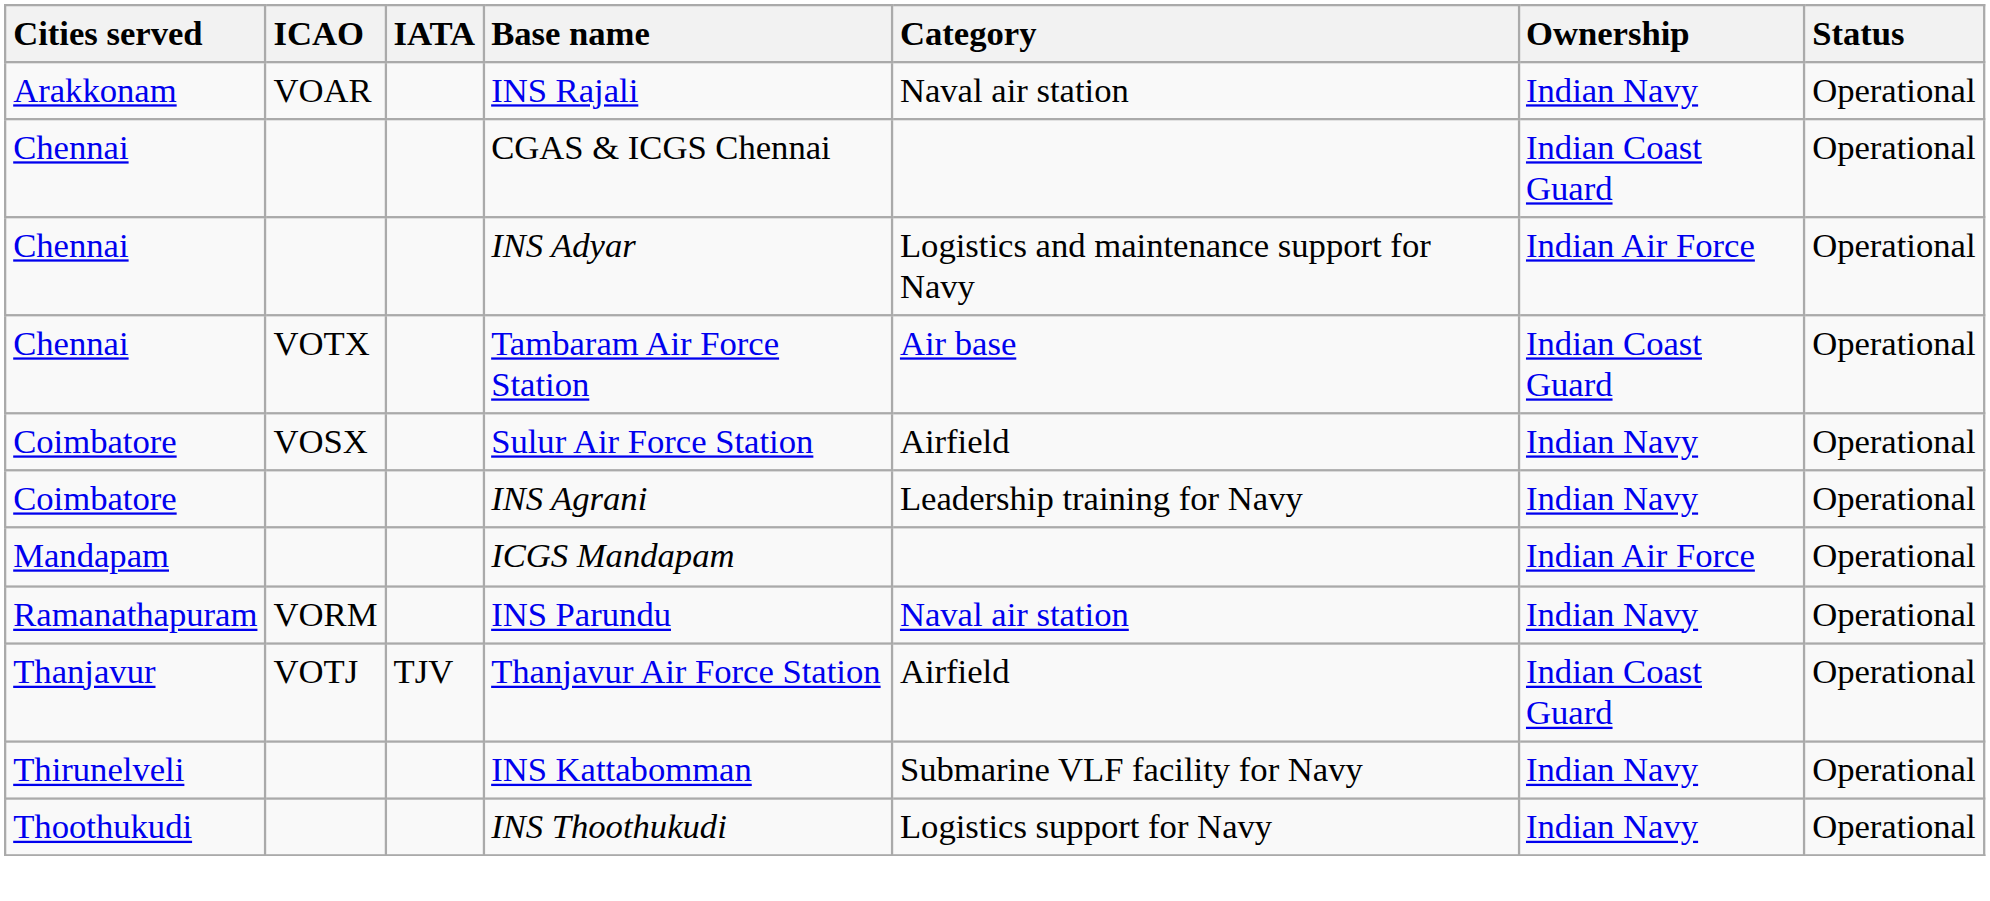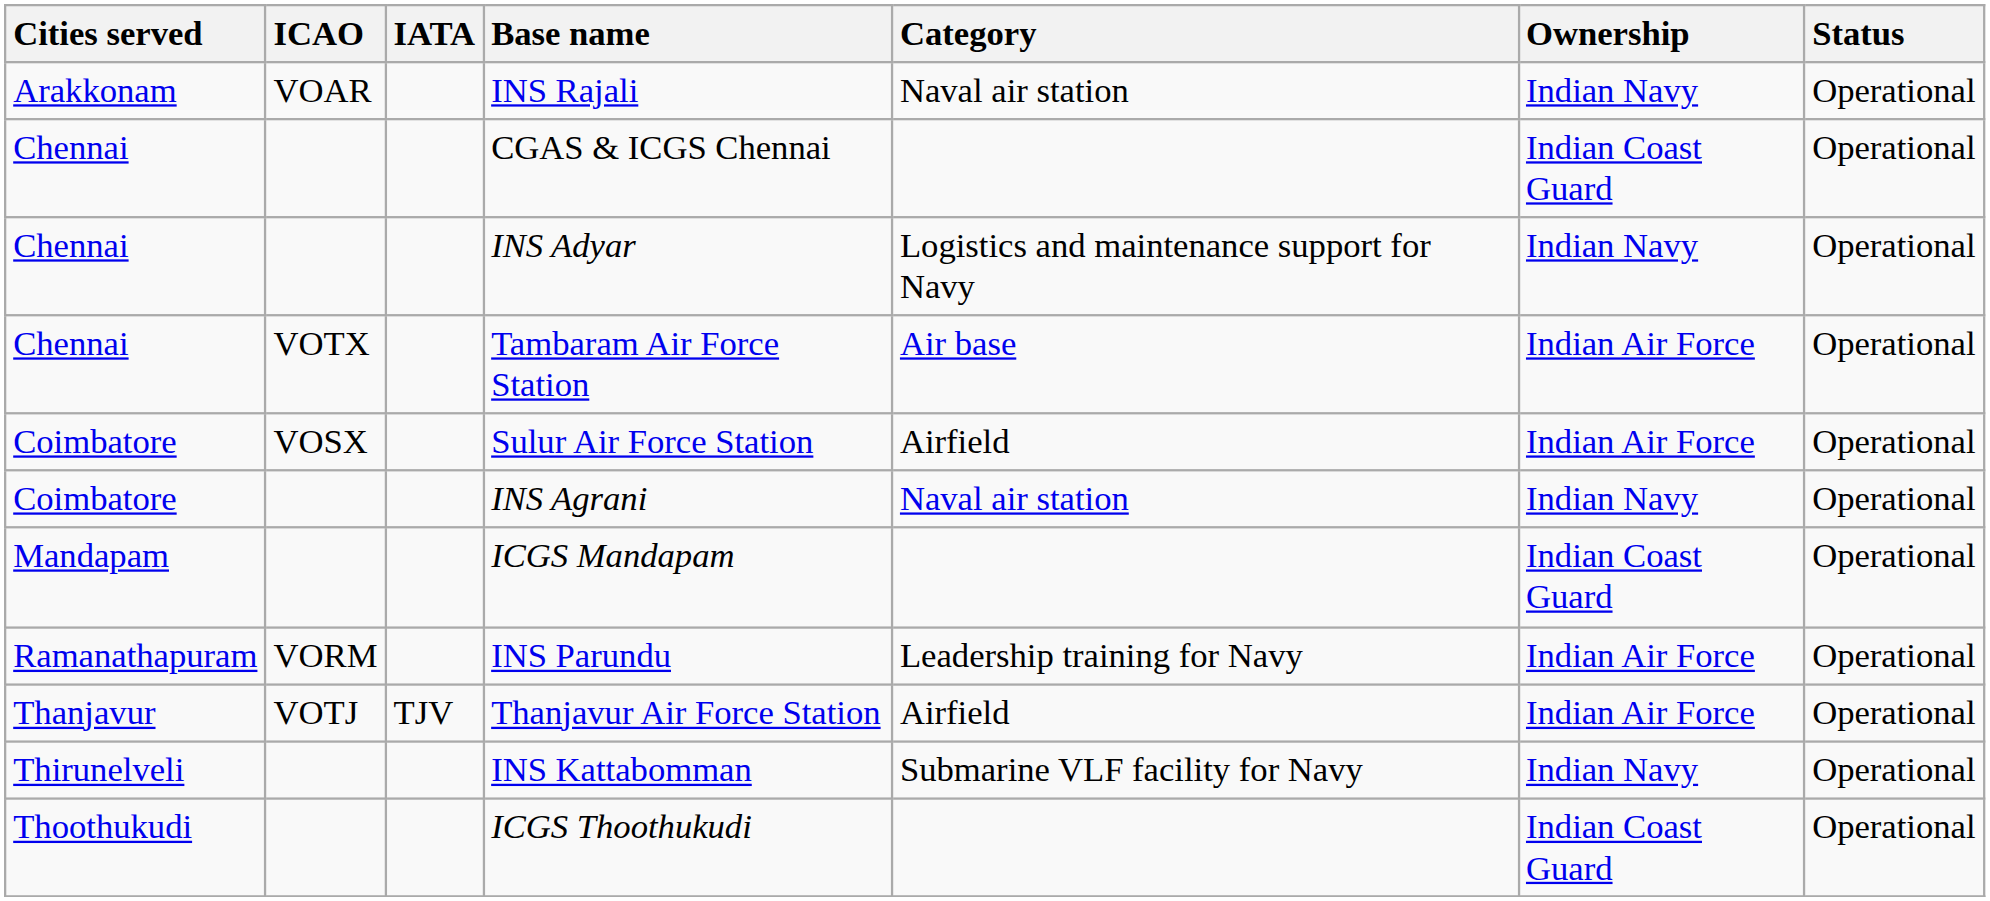(1640, 245) Indian Air Force -> (1612, 245) Indian Navy
(1614, 364) Indian Coast Guard -> (1640, 343) Indian Air Force
(1612, 442) Indian Navy -> (1640, 442) Indian Air Force
(1101, 499) Leadership training for Navy -> (1014, 499) Naval air station
(1640, 556) Indian Air Force -> (1614, 576) Indian Coast Guard
(1014, 613) Naval air station -> (1101, 654) Leadership training for Navy
(1612, 613) Indian Navy -> (1640, 654) Indian Air Force
(1614, 691) Indian Coast Guard -> (1640, 711) Indian Air Force
+ row: (621, 825)
- row: (609, 825)
